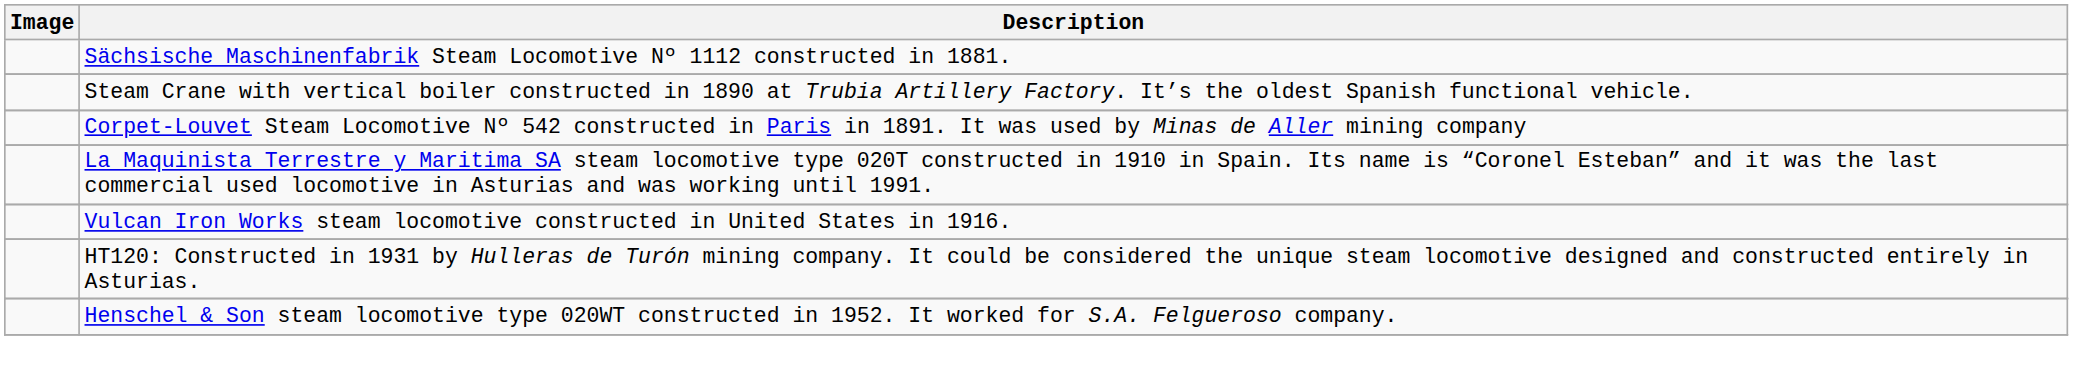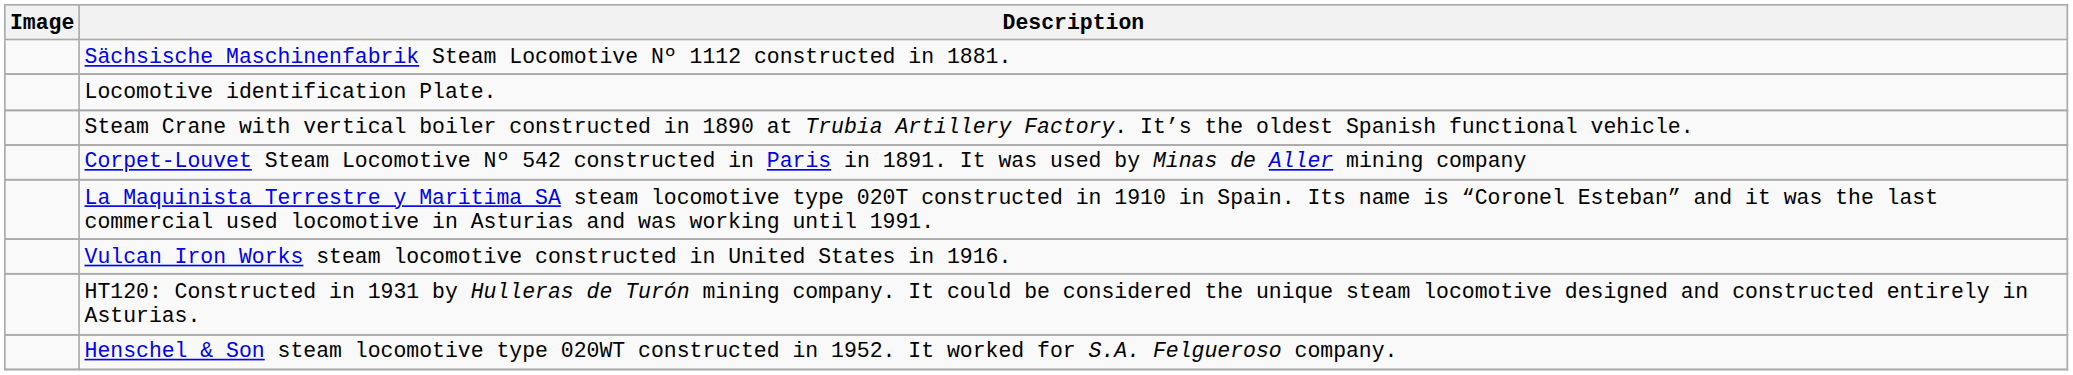+ row: (290, 92)
